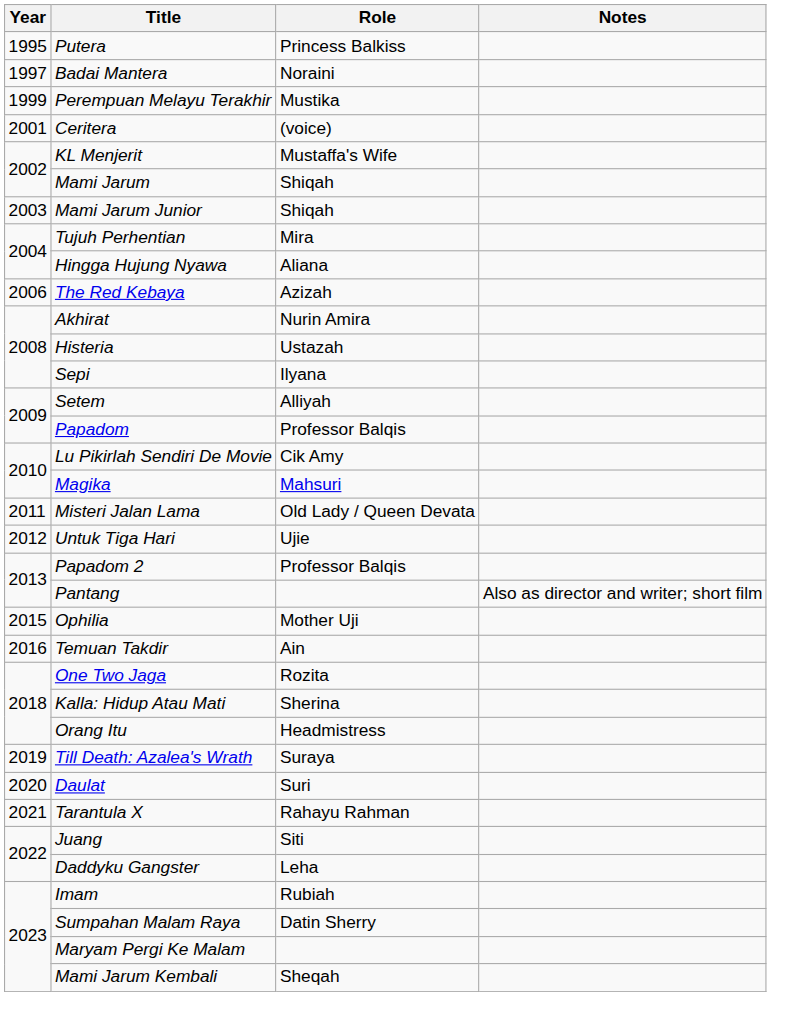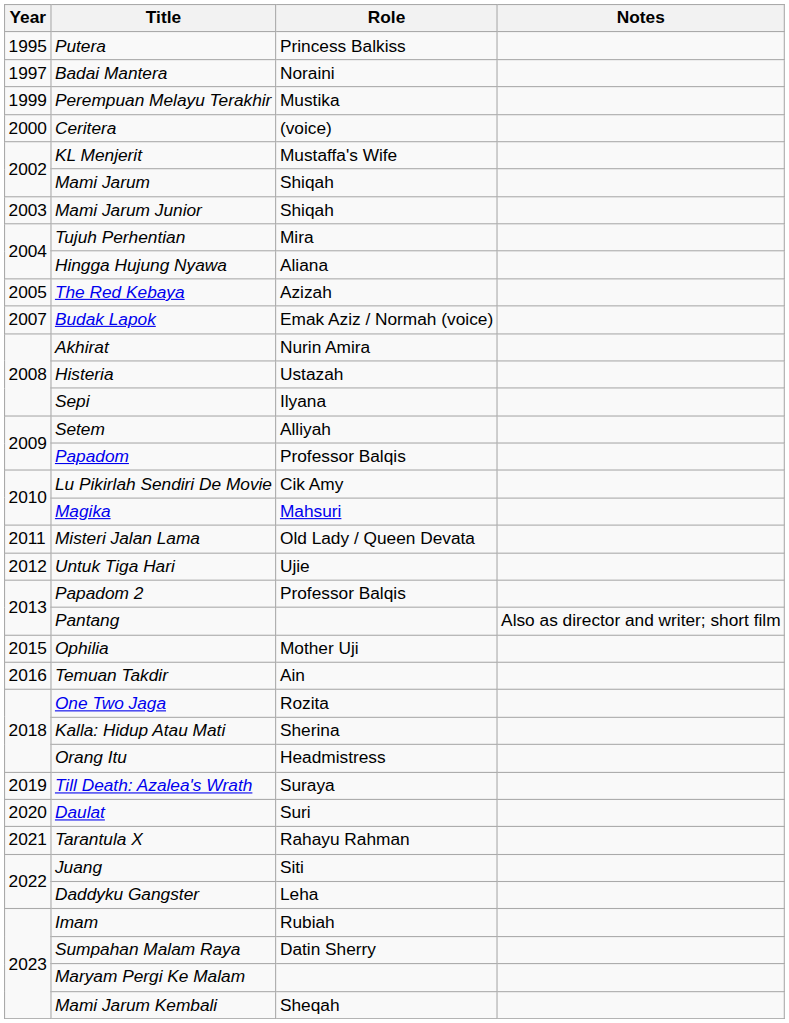(28, 127) 2001 -> (28, 127) 2000
(28, 292) 2006 -> (28, 292) 2005
+ row: (105, 319)
